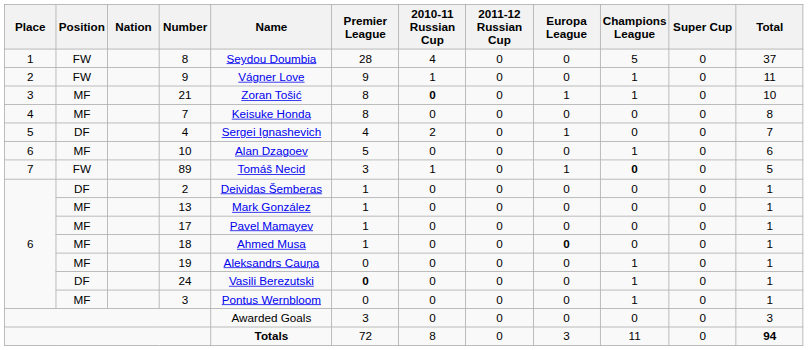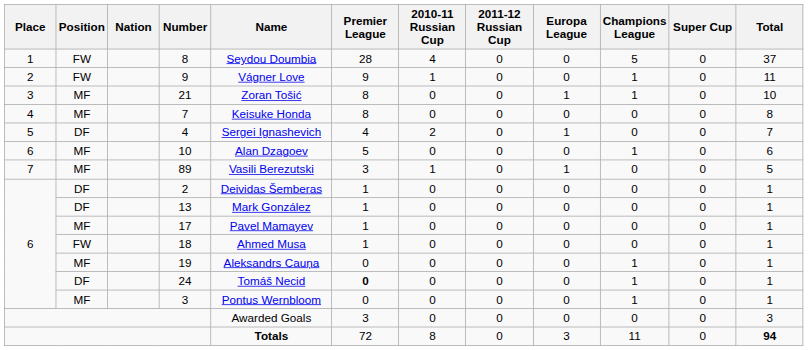(432, 96) bold -> (432, 96) normal
(82, 170) FW -> (82, 170) MF
(271, 170) Tomáš Necid -> (271, 170) Vasili Berezutski
(635, 170) bold -> (635, 170) normal
(82, 207) MF -> (82, 207) DF
(82, 244) MF -> (82, 244) FW
(567, 244) bold -> (567, 244) normal
(271, 281) Vasili Berezutski -> (271, 281) Tomáš Necid
